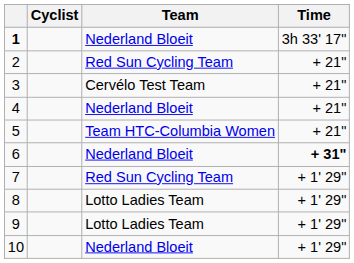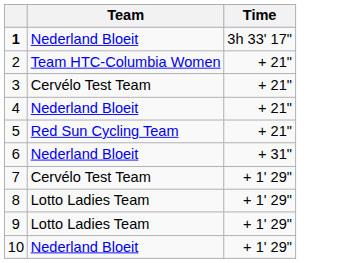- column: (55, 16)
(159, 62) Red Sun Cycling Team -> (126, 62) Team HTC-Columbia Women
(180, 131) Team HTC-Columbia Women -> (105, 131) Red Sun Cycling Team
(329, 154) bold -> (275, 154) normal
(159, 177) Red Sun Cycling Team -> (91, 177) Cervélo Test Team
